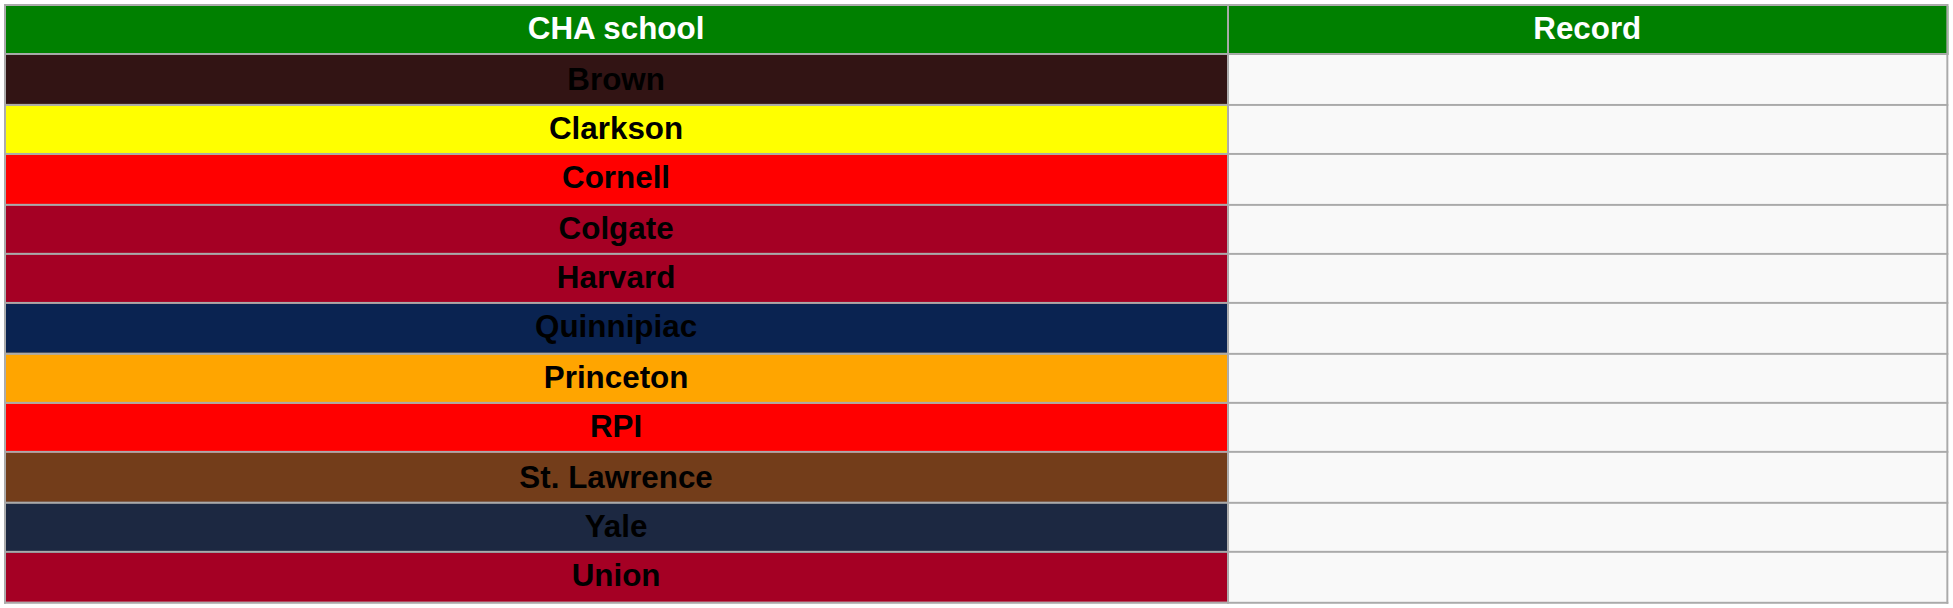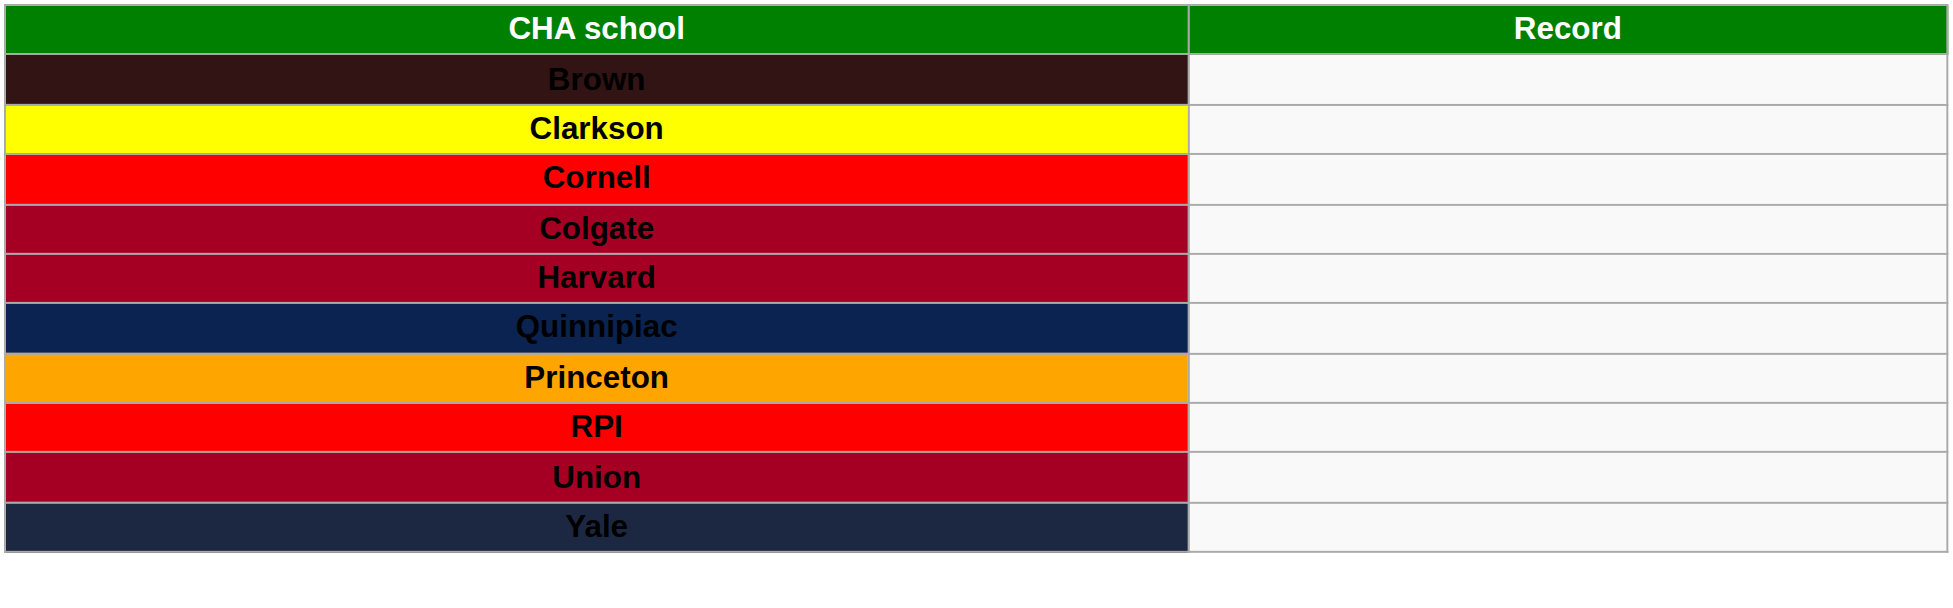- row: (616, 476)
rows swapped: (616, 576) <-> (616, 526)
